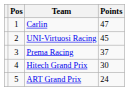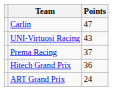- column: (16, 10)
(104, 38) 45 -> (88, 38) 43
(104, 65) 30 -> (88, 65) 36
